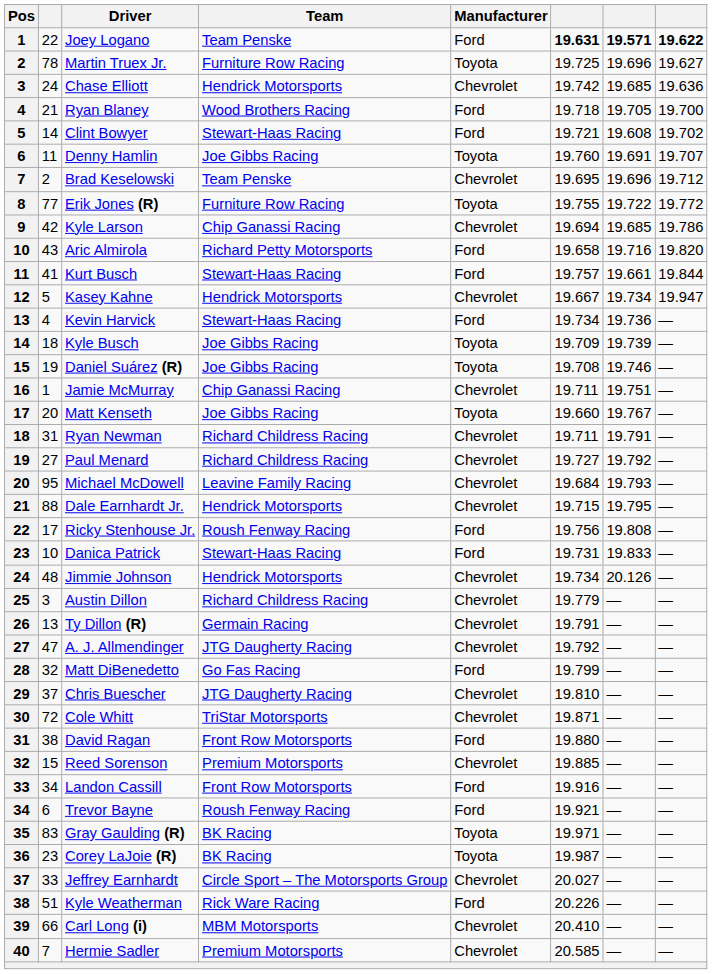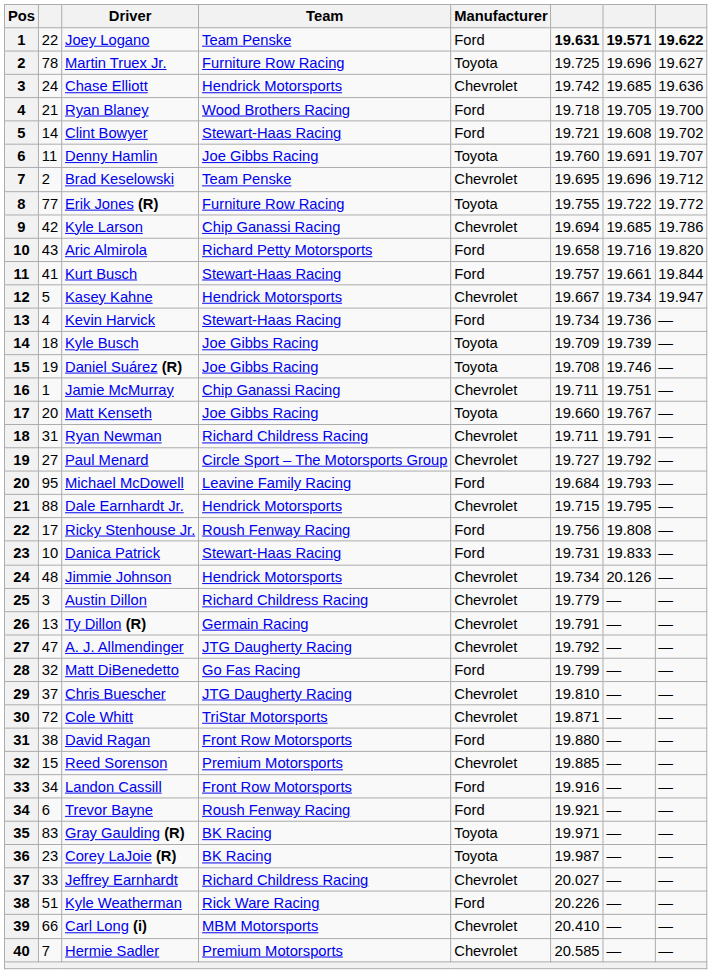(285, 460) Richard Childress Racing -> (325, 460) Circle Sport – The Motorsports Group
(486, 483) Chevrolet -> (469, 483) Ford
(325, 880) Circle Sport – The Motorsports Group -> (285, 880) Richard Childress Racing
